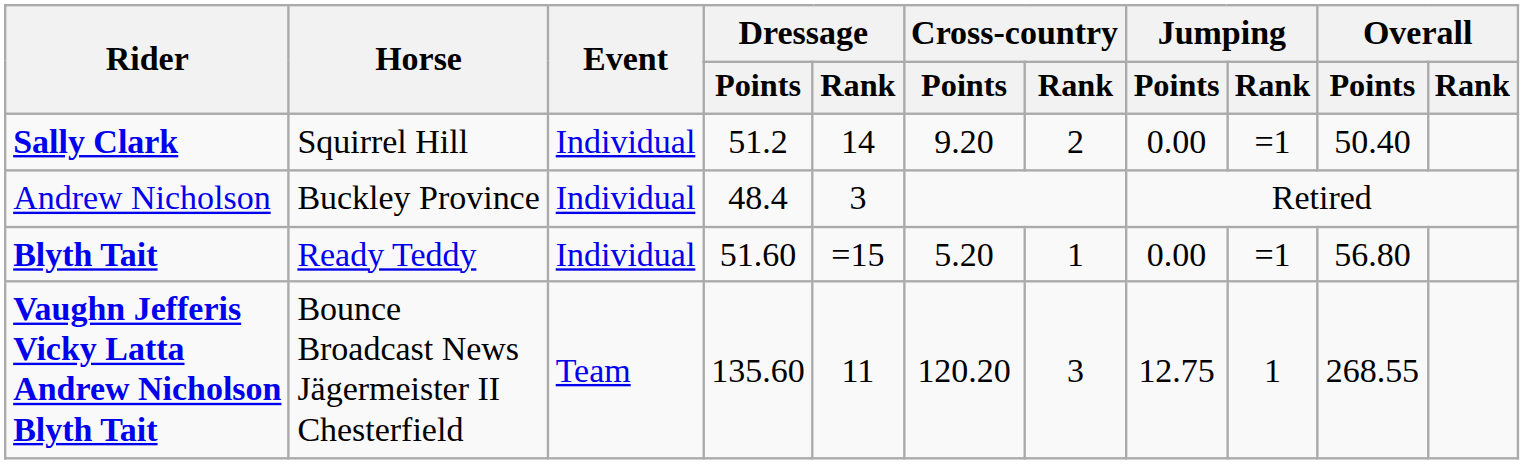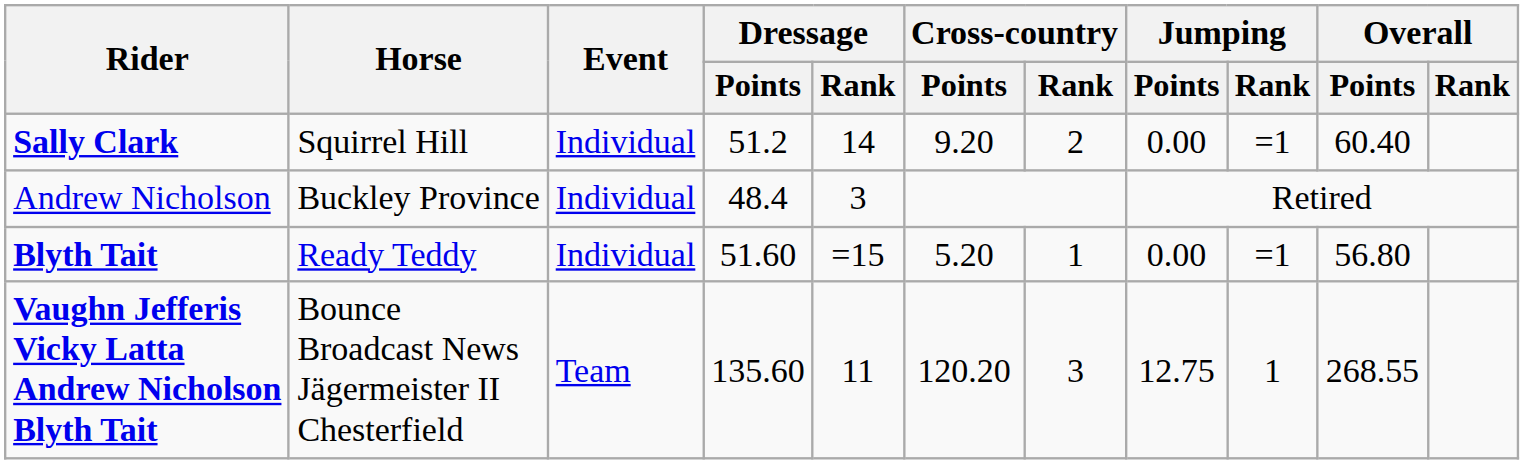(1372, 141) 50.40 -> (1372, 141) 60.40
